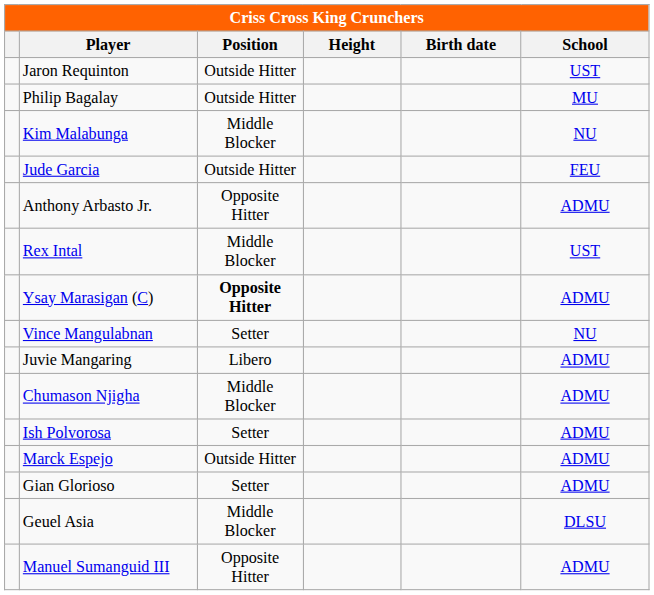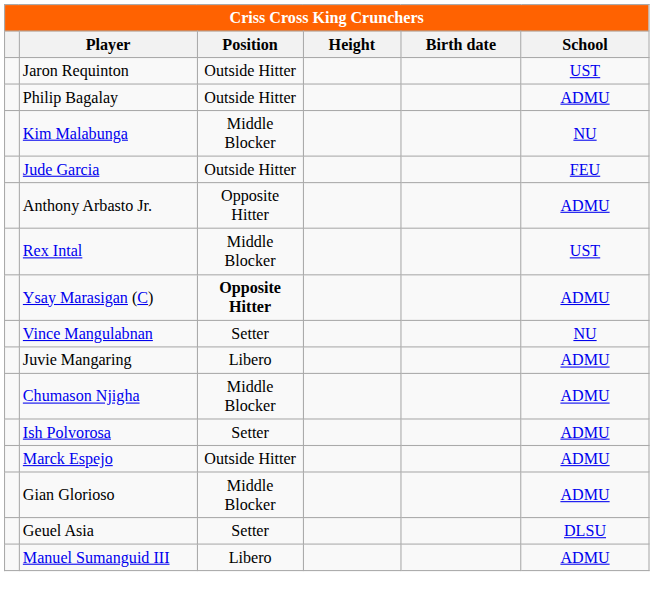(585, 97) MU -> (585, 97) ADMU
(250, 485) Setter -> (250, 494) Middle Blocker
(250, 521) Middle Blocker -> (250, 530) Setter
(250, 567) Opposite Hitter -> (250, 557) Libero
